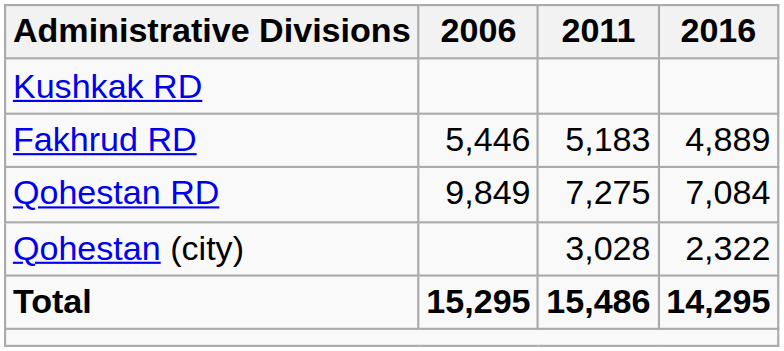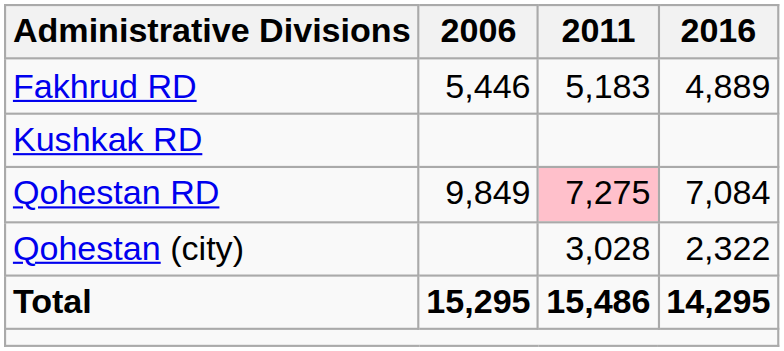rows swapped: (105, 139) <-> (108, 85)
(608, 193) no background -> (608, 193) pink background
